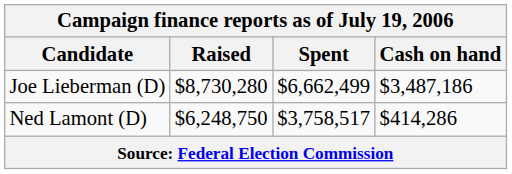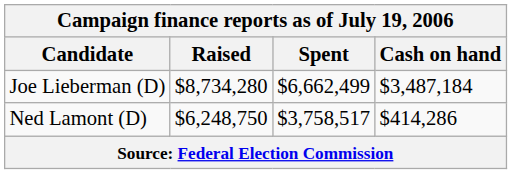(221, 86) $8,730,280 -> (221, 86) $8,734,280
(426, 86) $3,487,186 -> (426, 86) $3,487,184
